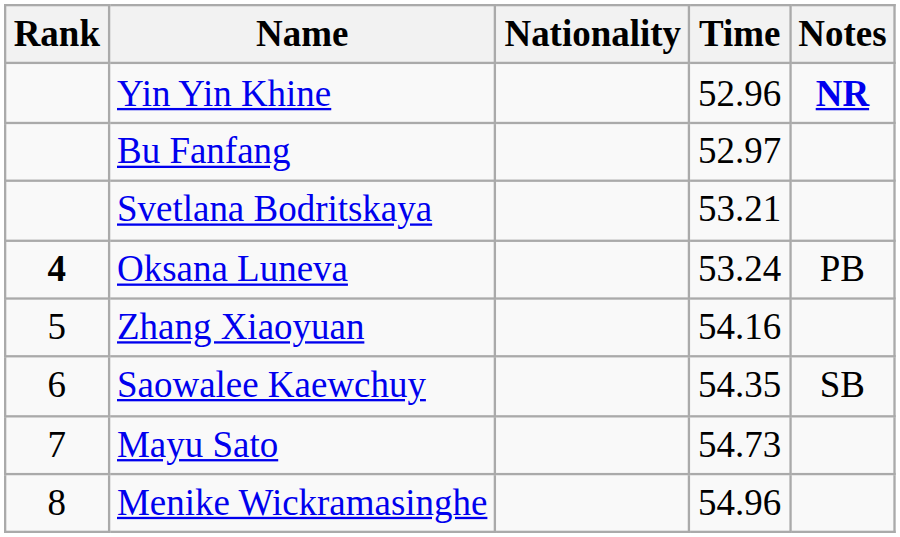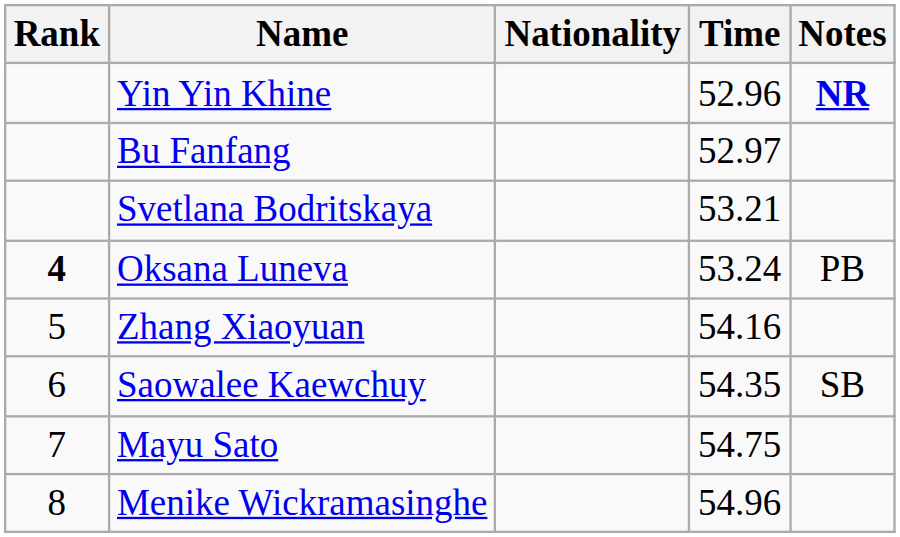(740, 444) 54.73 -> (740, 444) 54.75
